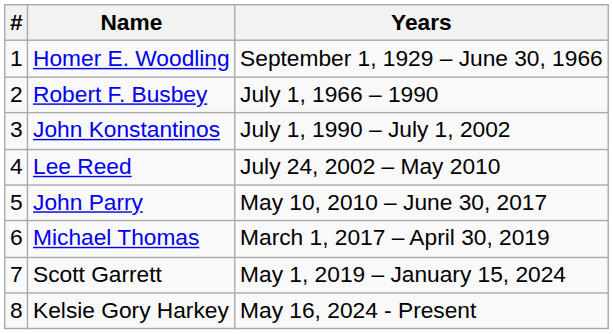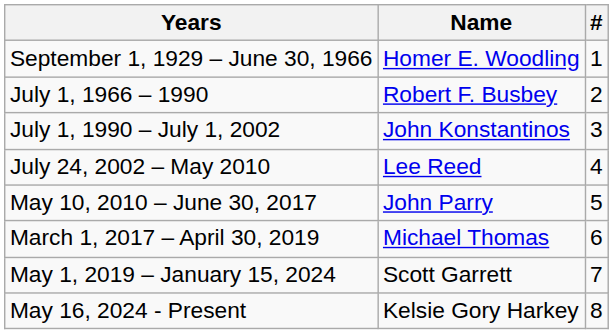columns swapped: (16, 22) <-> (421, 22)
